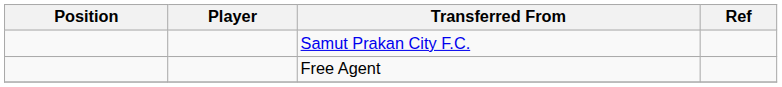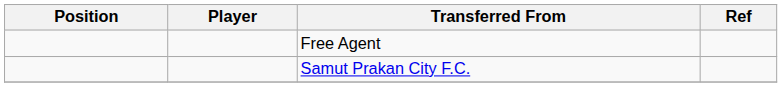rows swapped: (385, 43) <-> (341, 69)
